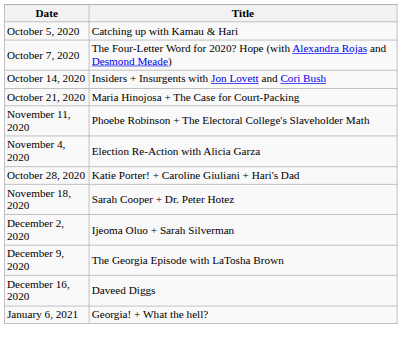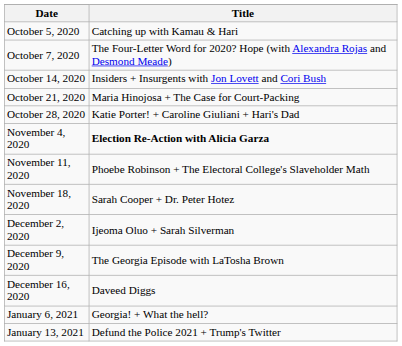rows swapped: (46, 175) <-> (39, 121)
(176, 151) normal -> (180, 138) bold
+ row: (45, 332)
